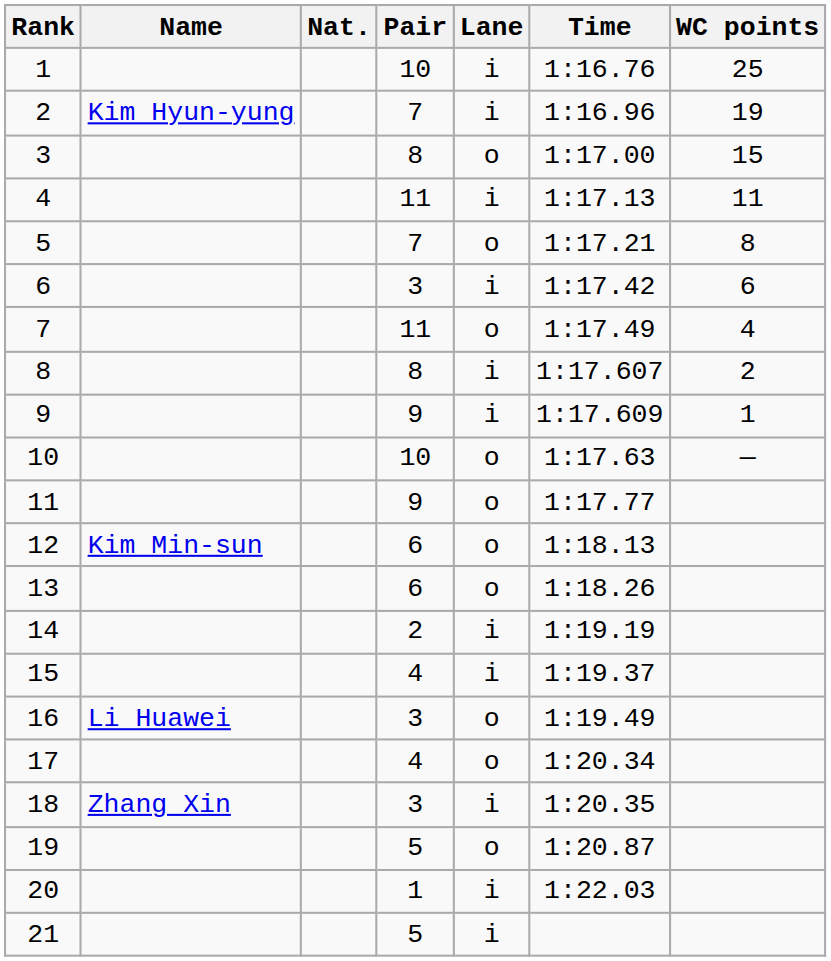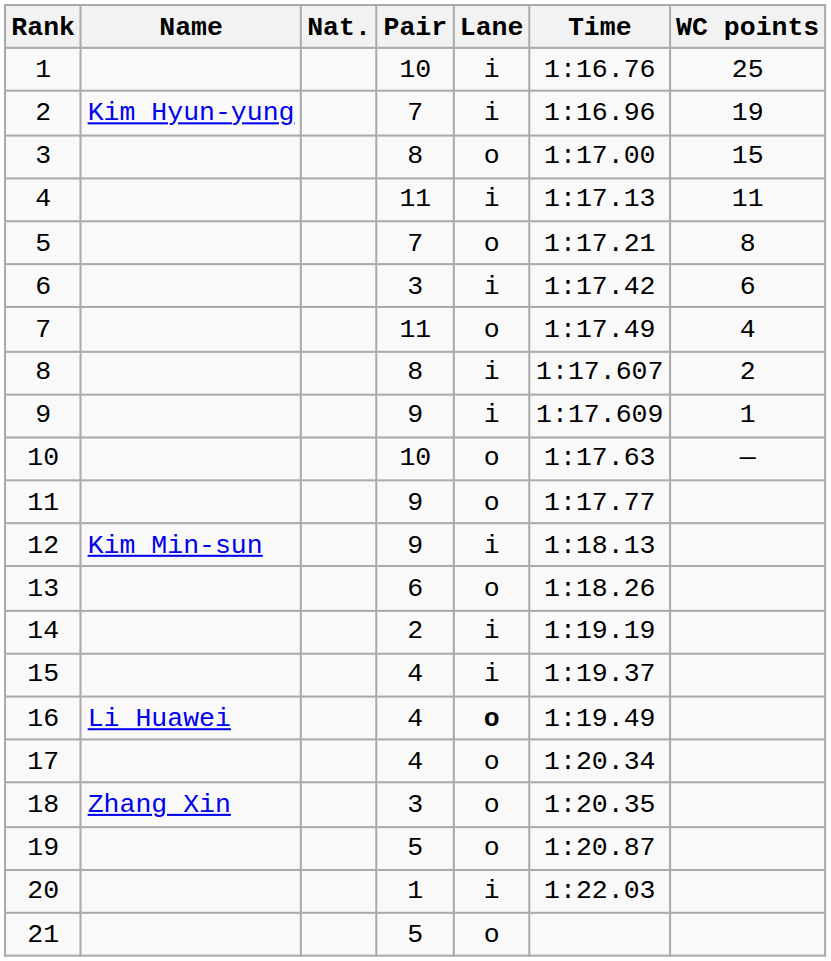(415, 545) 6 -> (415, 545) 9
(492, 545) o -> (492, 545) i
(415, 718) 3 -> (415, 718) 4
(492, 718) normal -> (492, 718) bold
(492, 805) i -> (492, 805) o
(492, 934) i -> (492, 934) o
